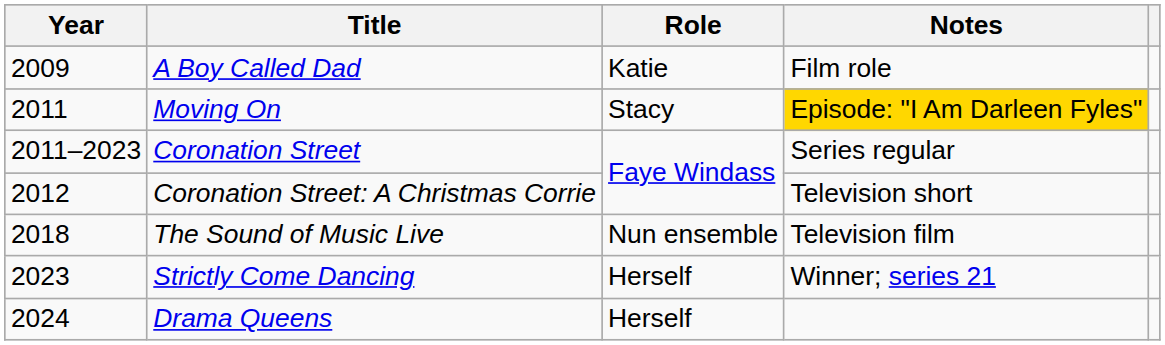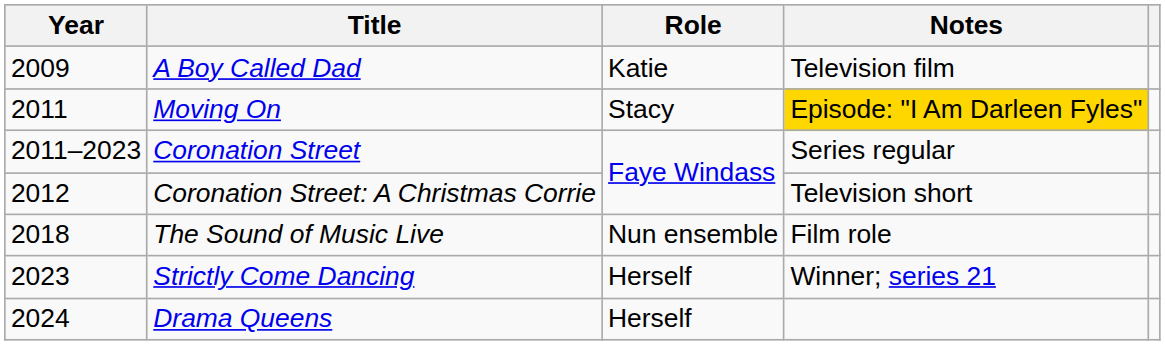(841, 67) Film role -> (873, 67) Television film
(873, 234) Television film -> (841, 234) Film role
